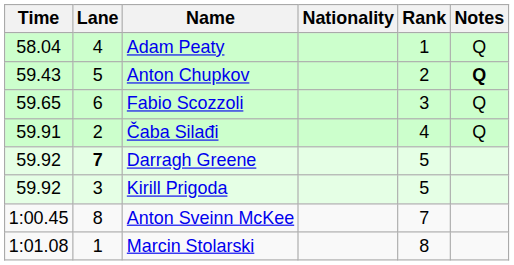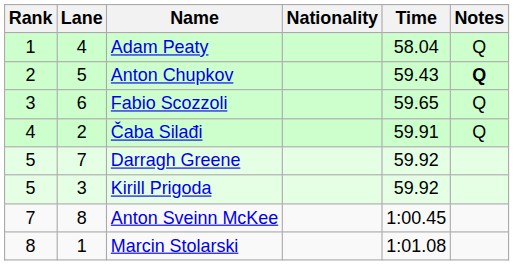columns swapped: (424, 18) <-> (39, 18)
(98, 160) bold -> (82, 160) normal
